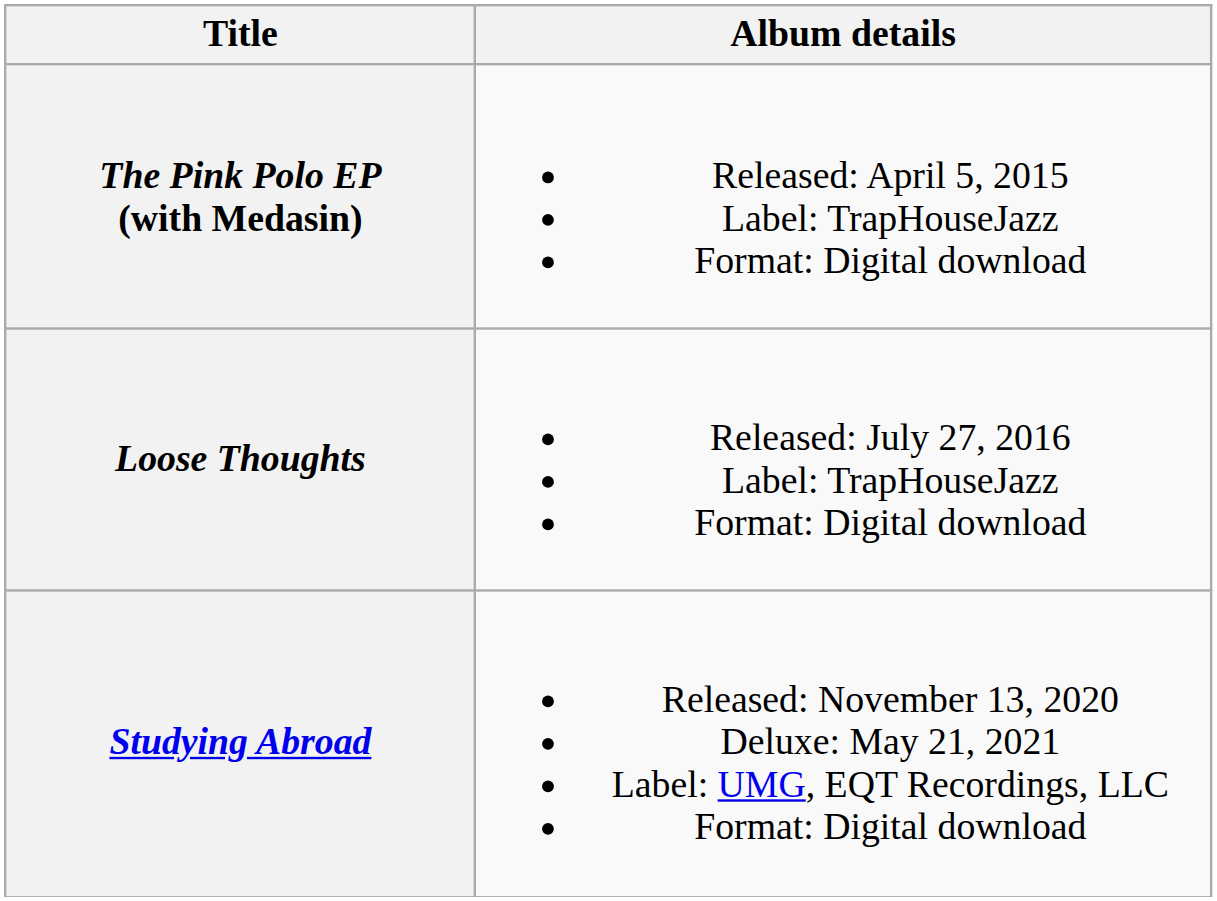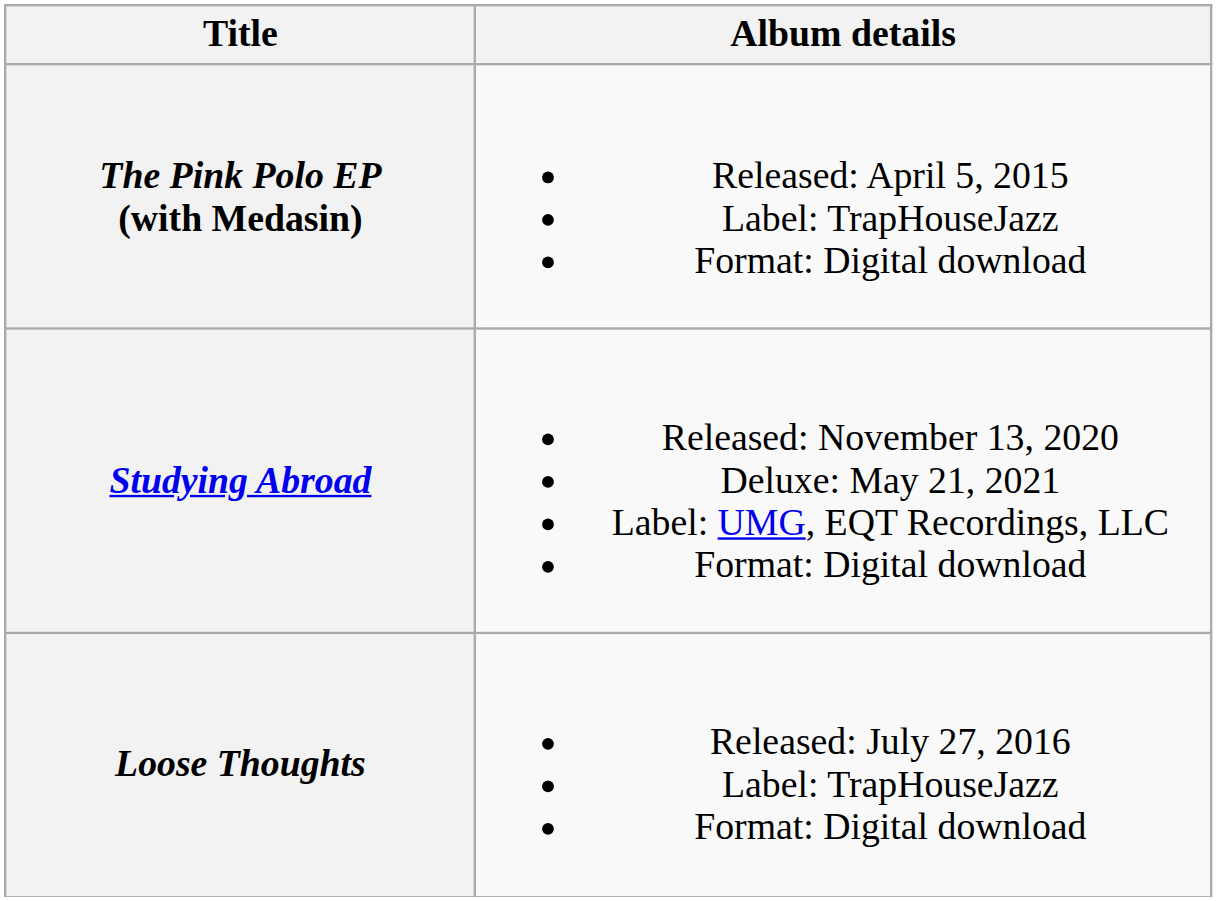rows swapped: (240, 458) <-> (240, 742)
